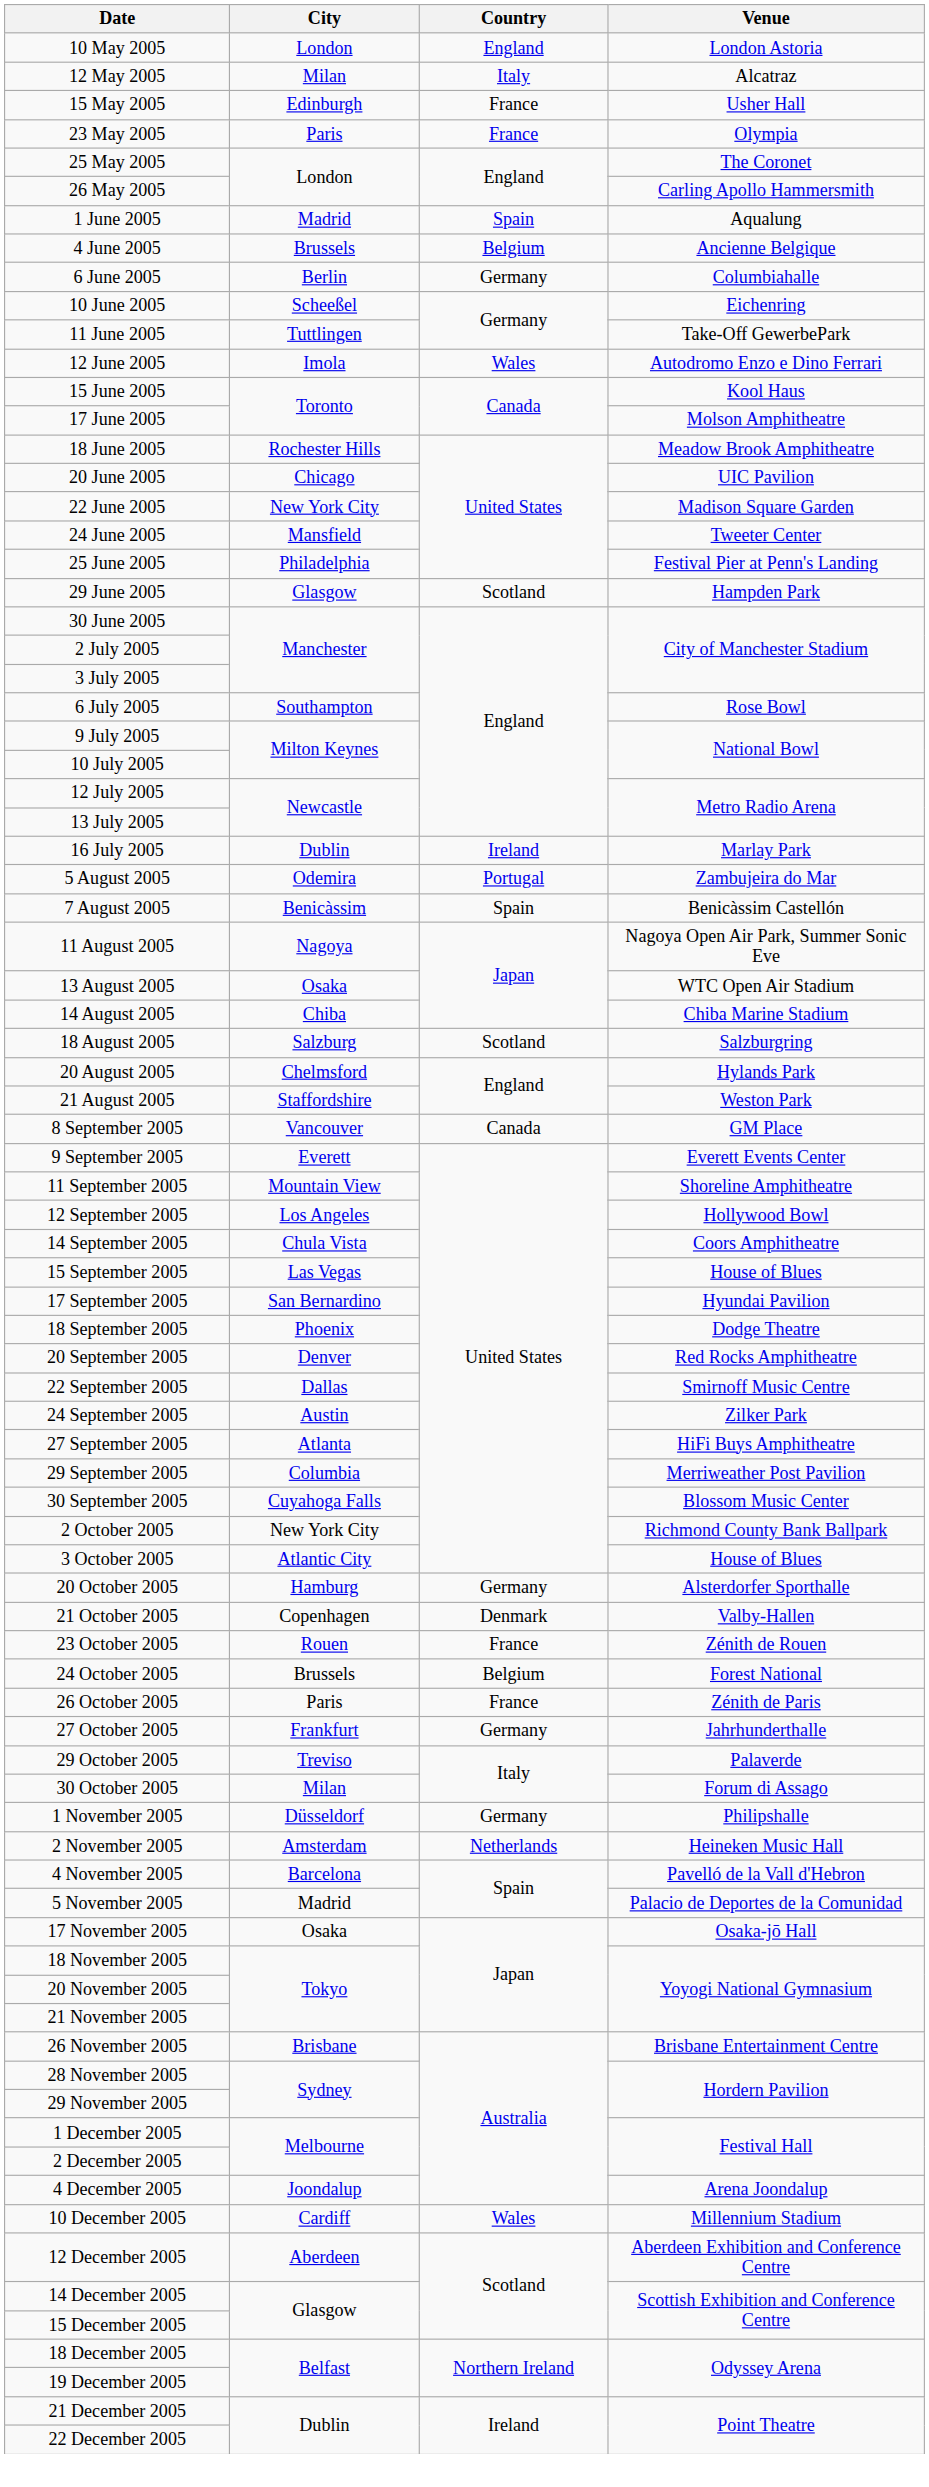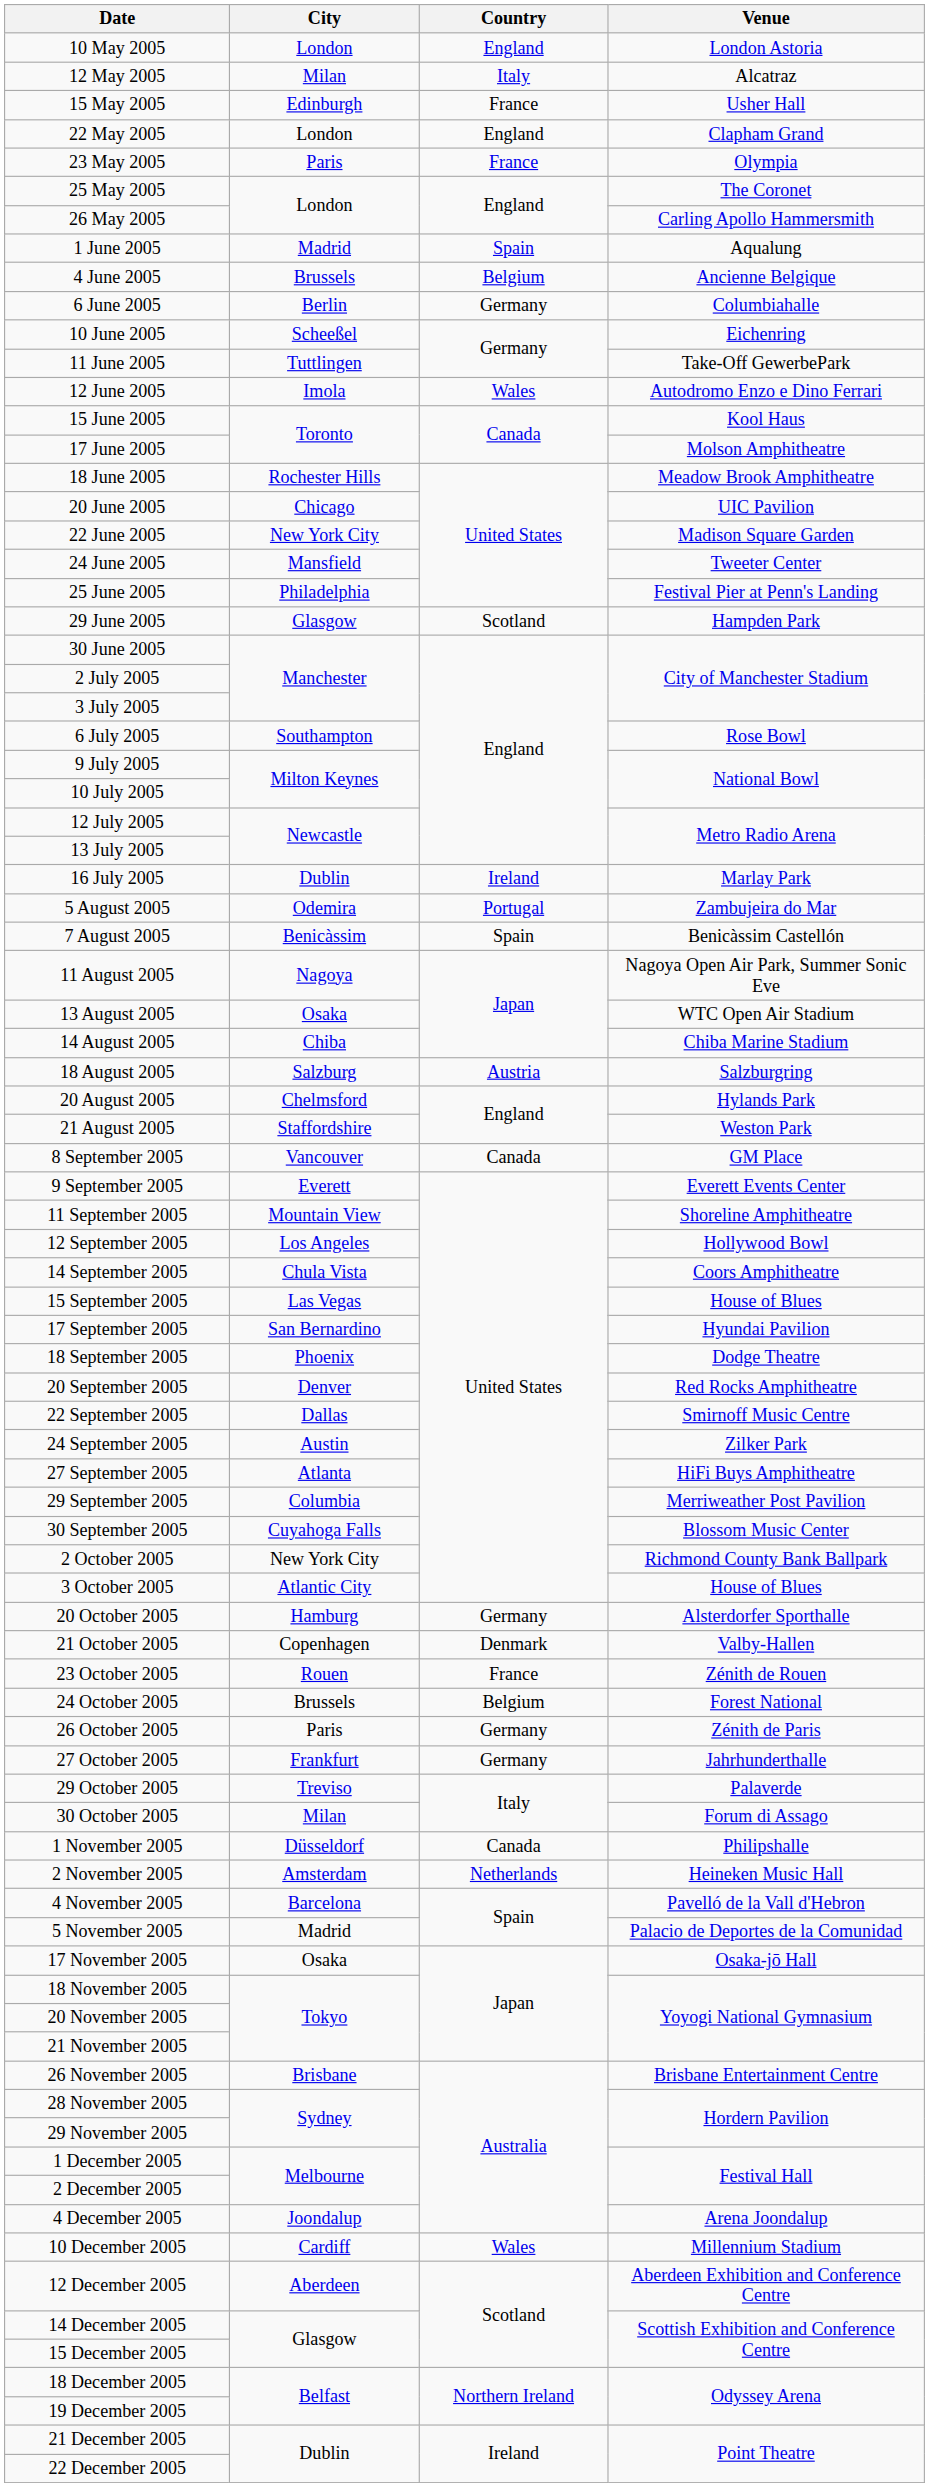+ row: (117, 133)
(514, 1042) Scotland -> (514, 1071) Austria
(514, 1702) France -> (514, 1730) Germany
(514, 1816) Germany -> (514, 1845) Canada
